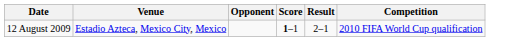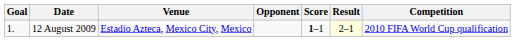+ column: (17, 12)
(321, 28) no background -> (346, 28) lightyellow background
